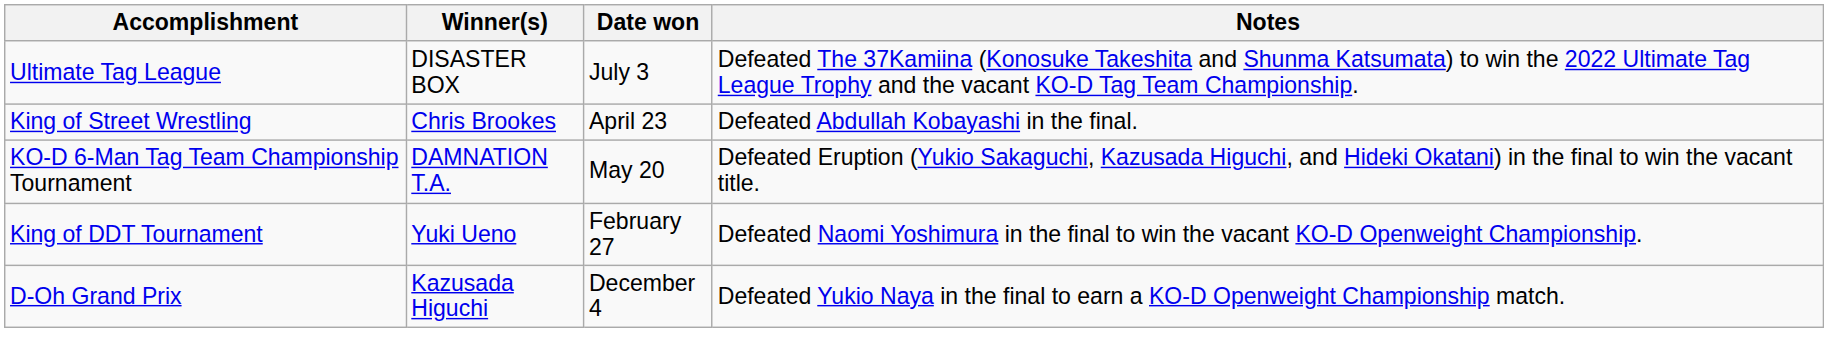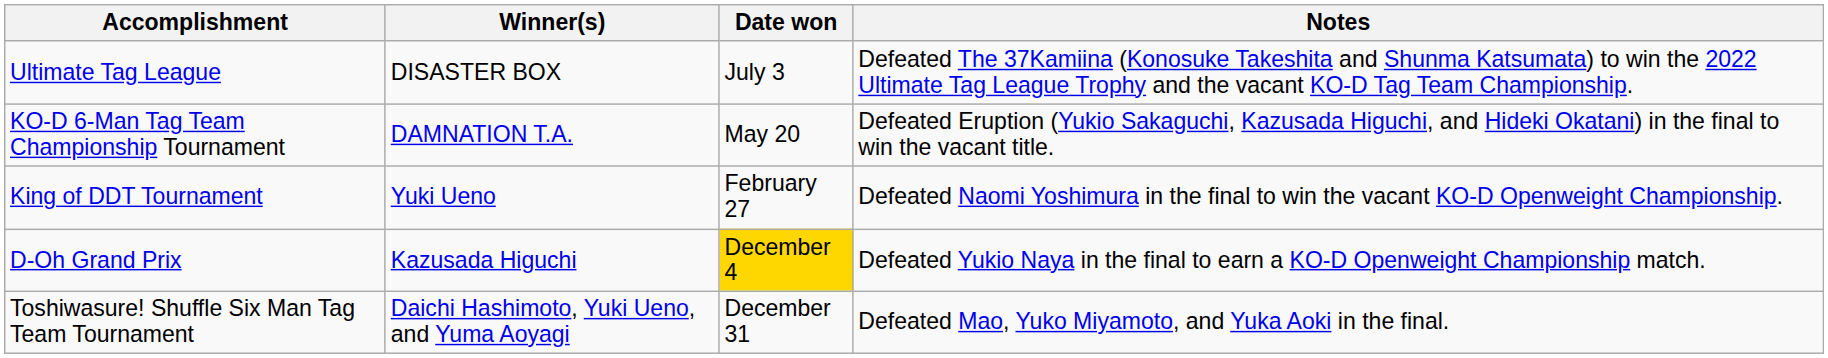- row: (131, 121)
(642, 296) no background -> (778, 259) gold background
+ row: (183, 322)
